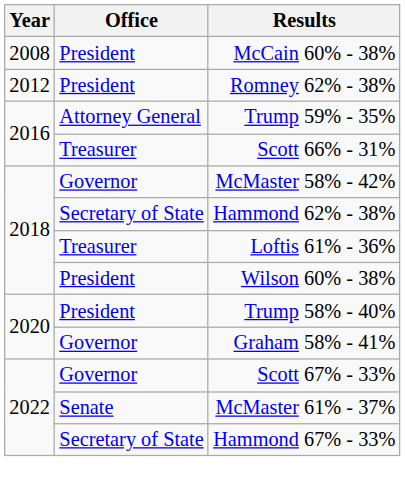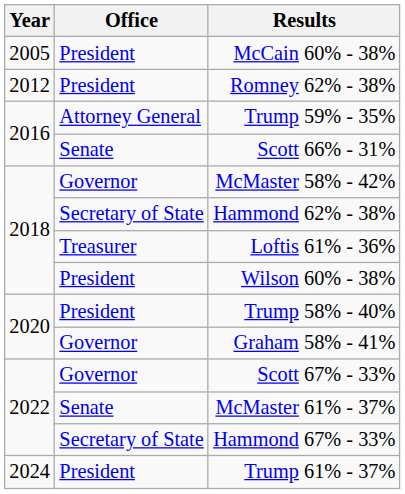(30, 52) 2008 -> (30, 52) 2005
(98, 149) Treasurer -> (86, 149) Senate
+ row: (320, 471)
